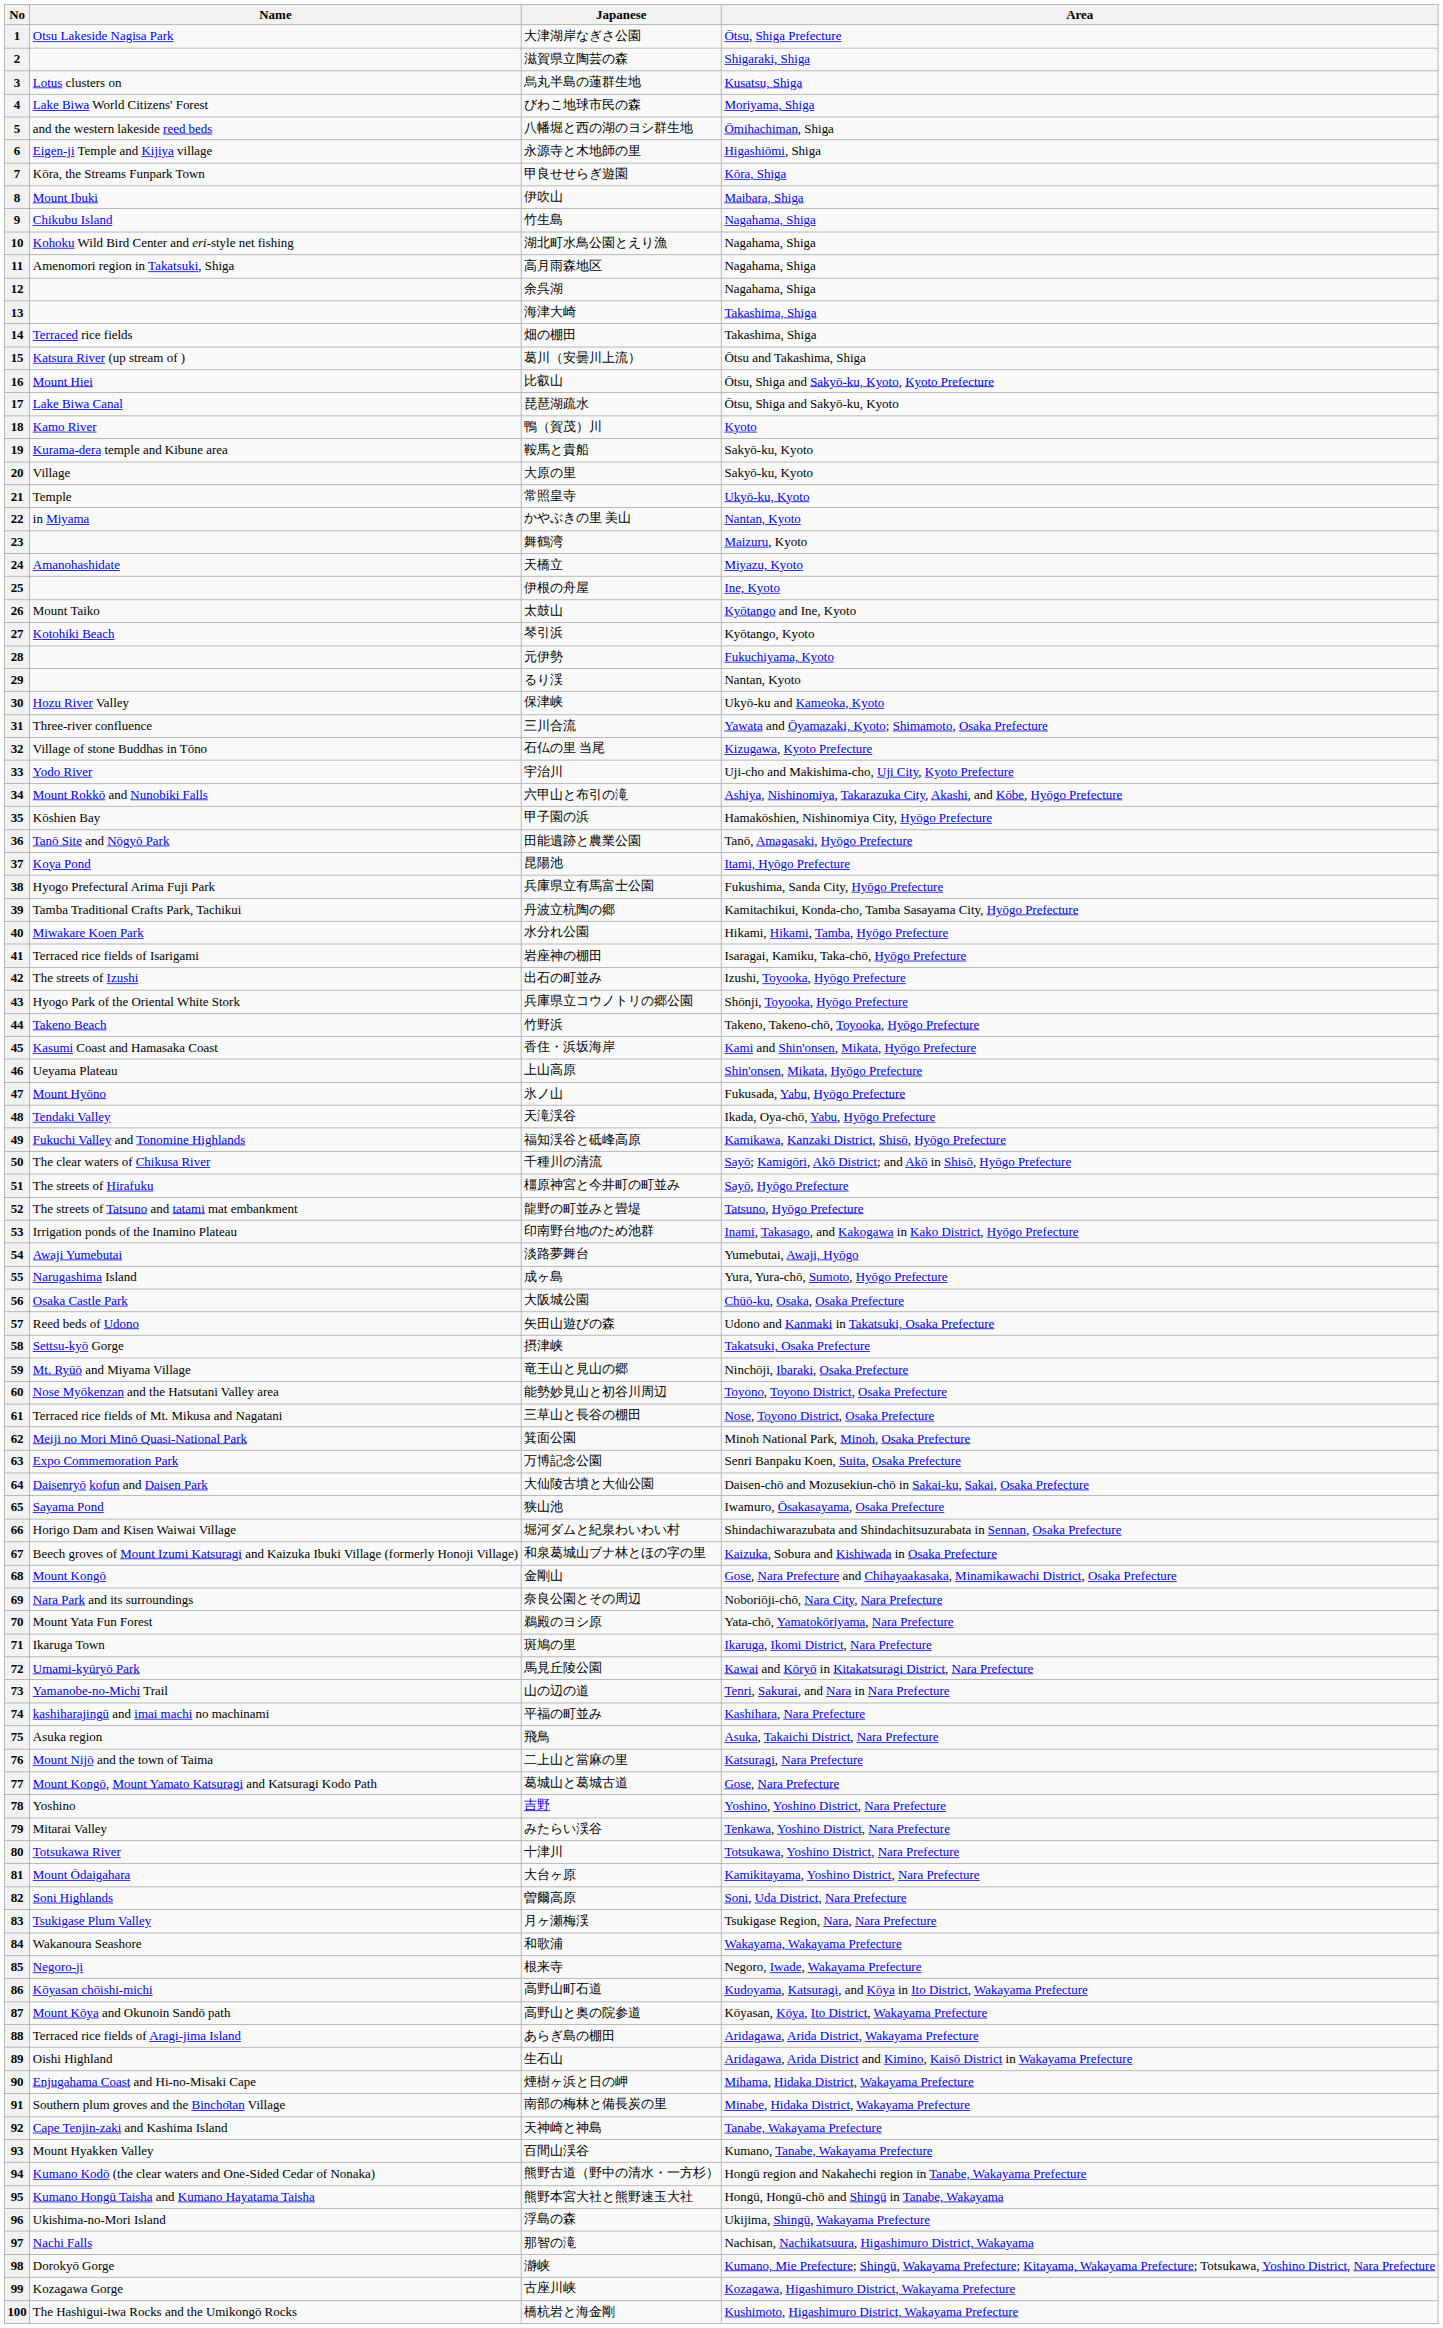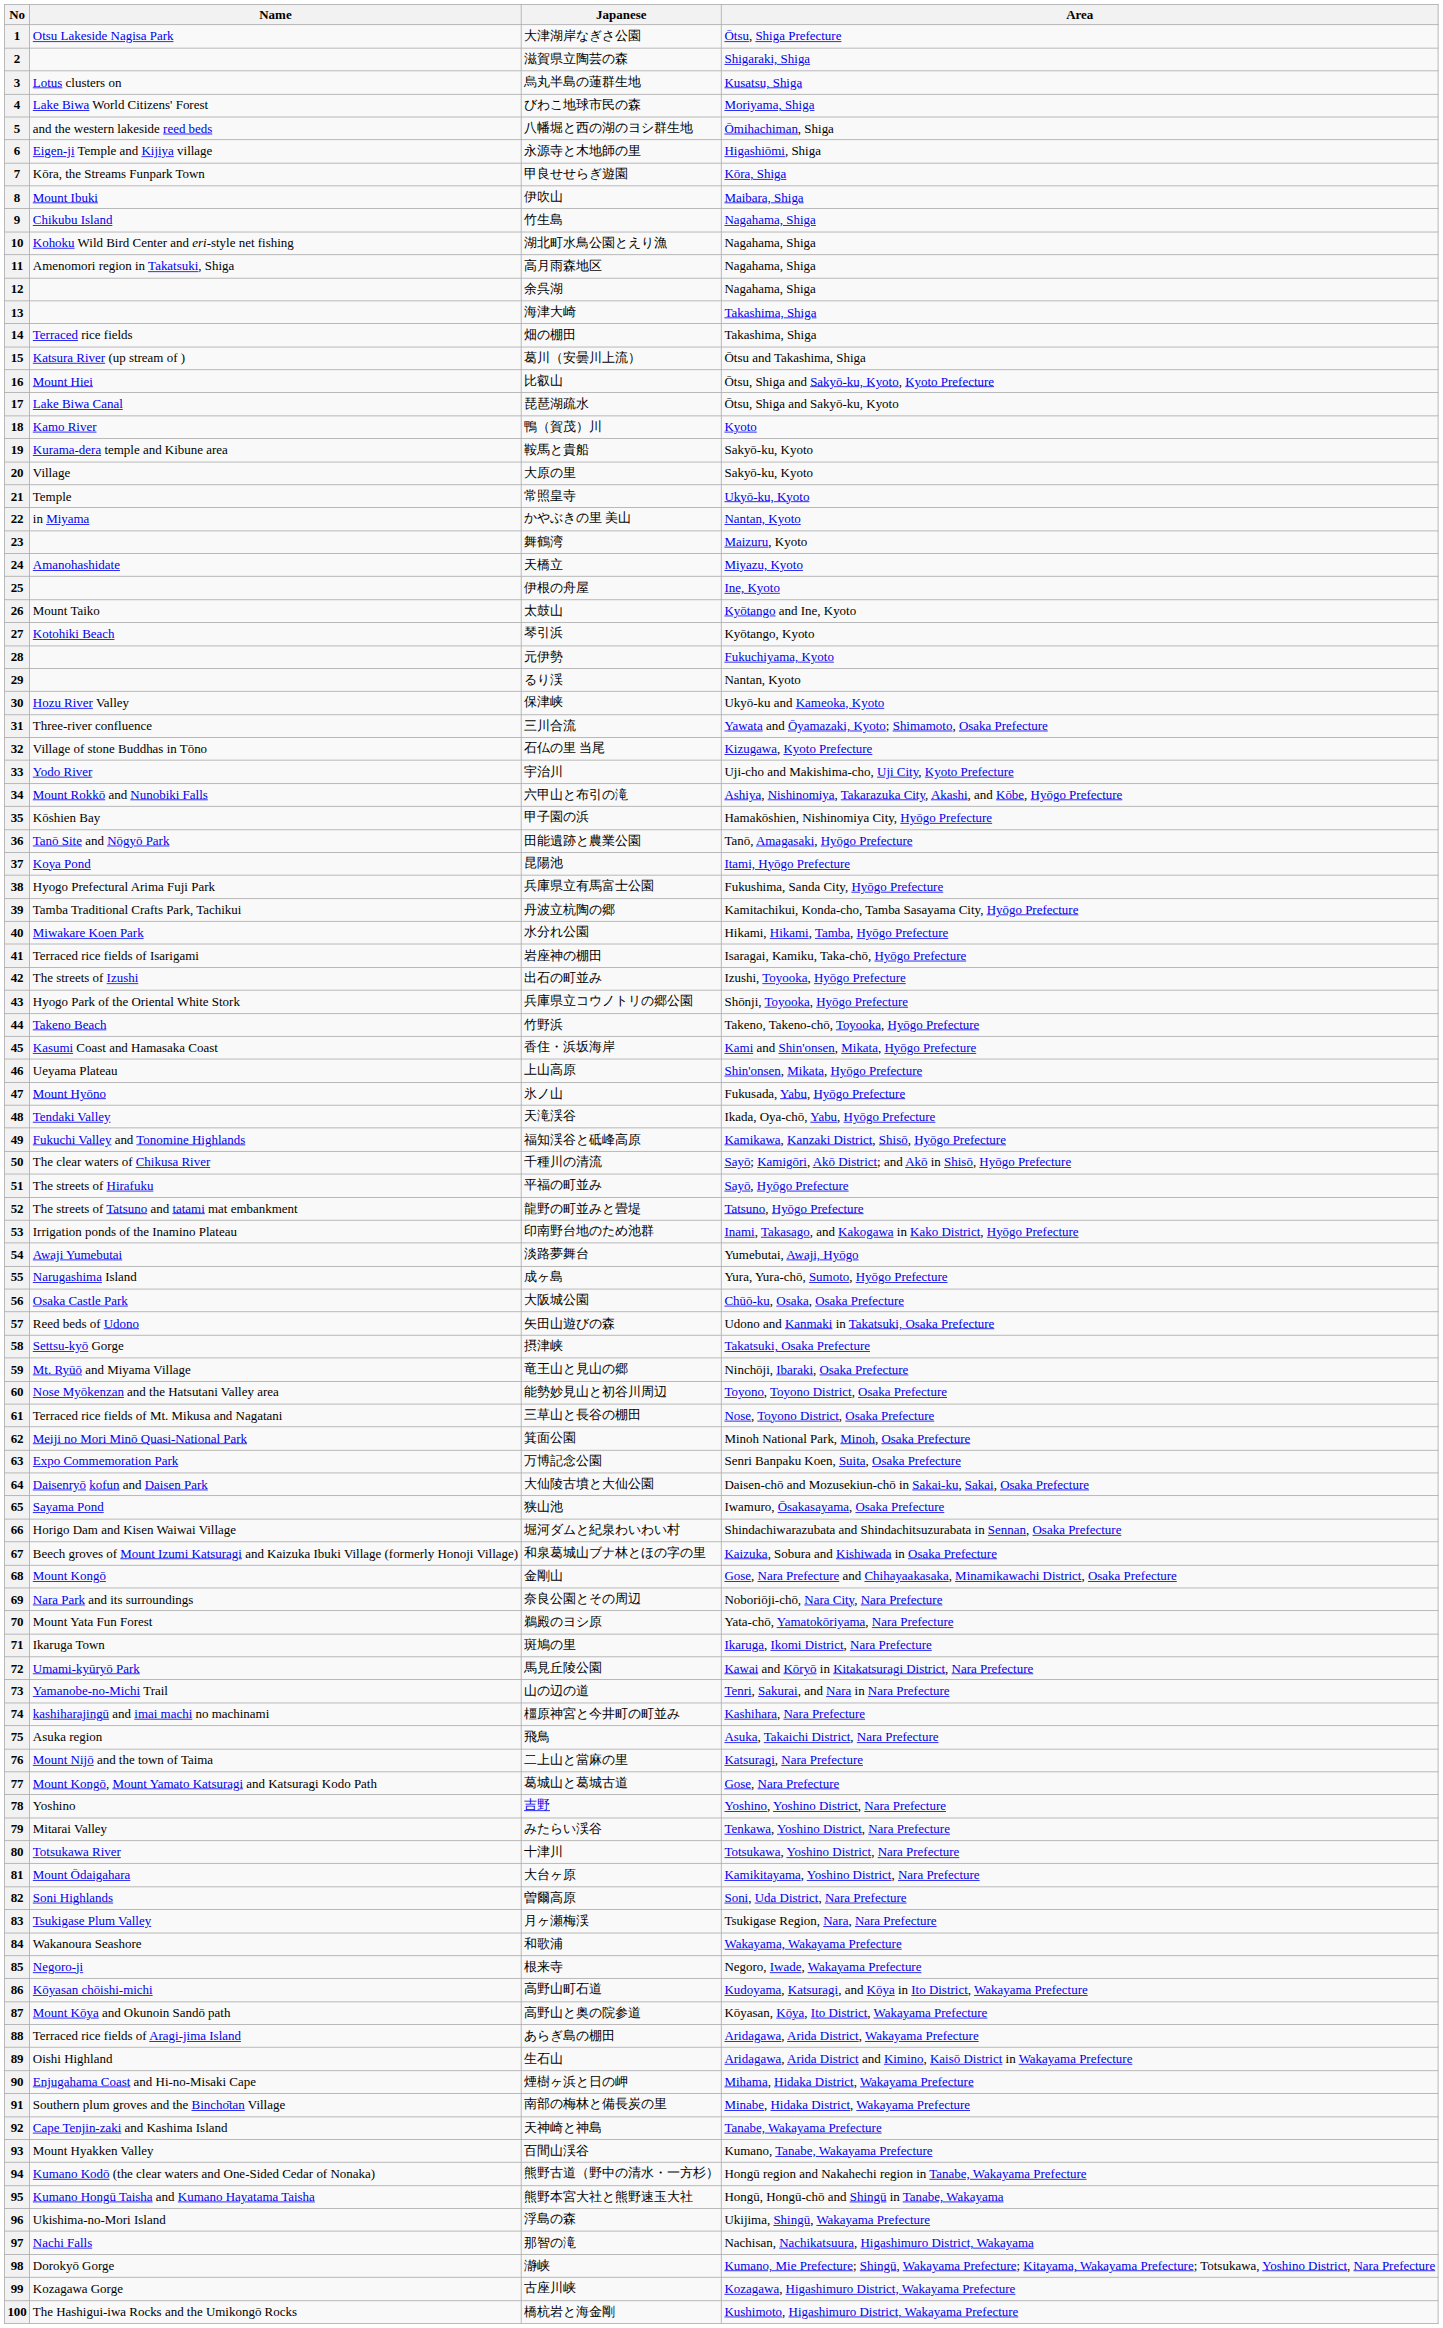(602, 1185) 橿原神宮と今井町の町並み -> (563, 1185) 平福の町並み
(563, 1713) 平福の町並み -> (602, 1713) 橿原神宮と今井町の町並み
